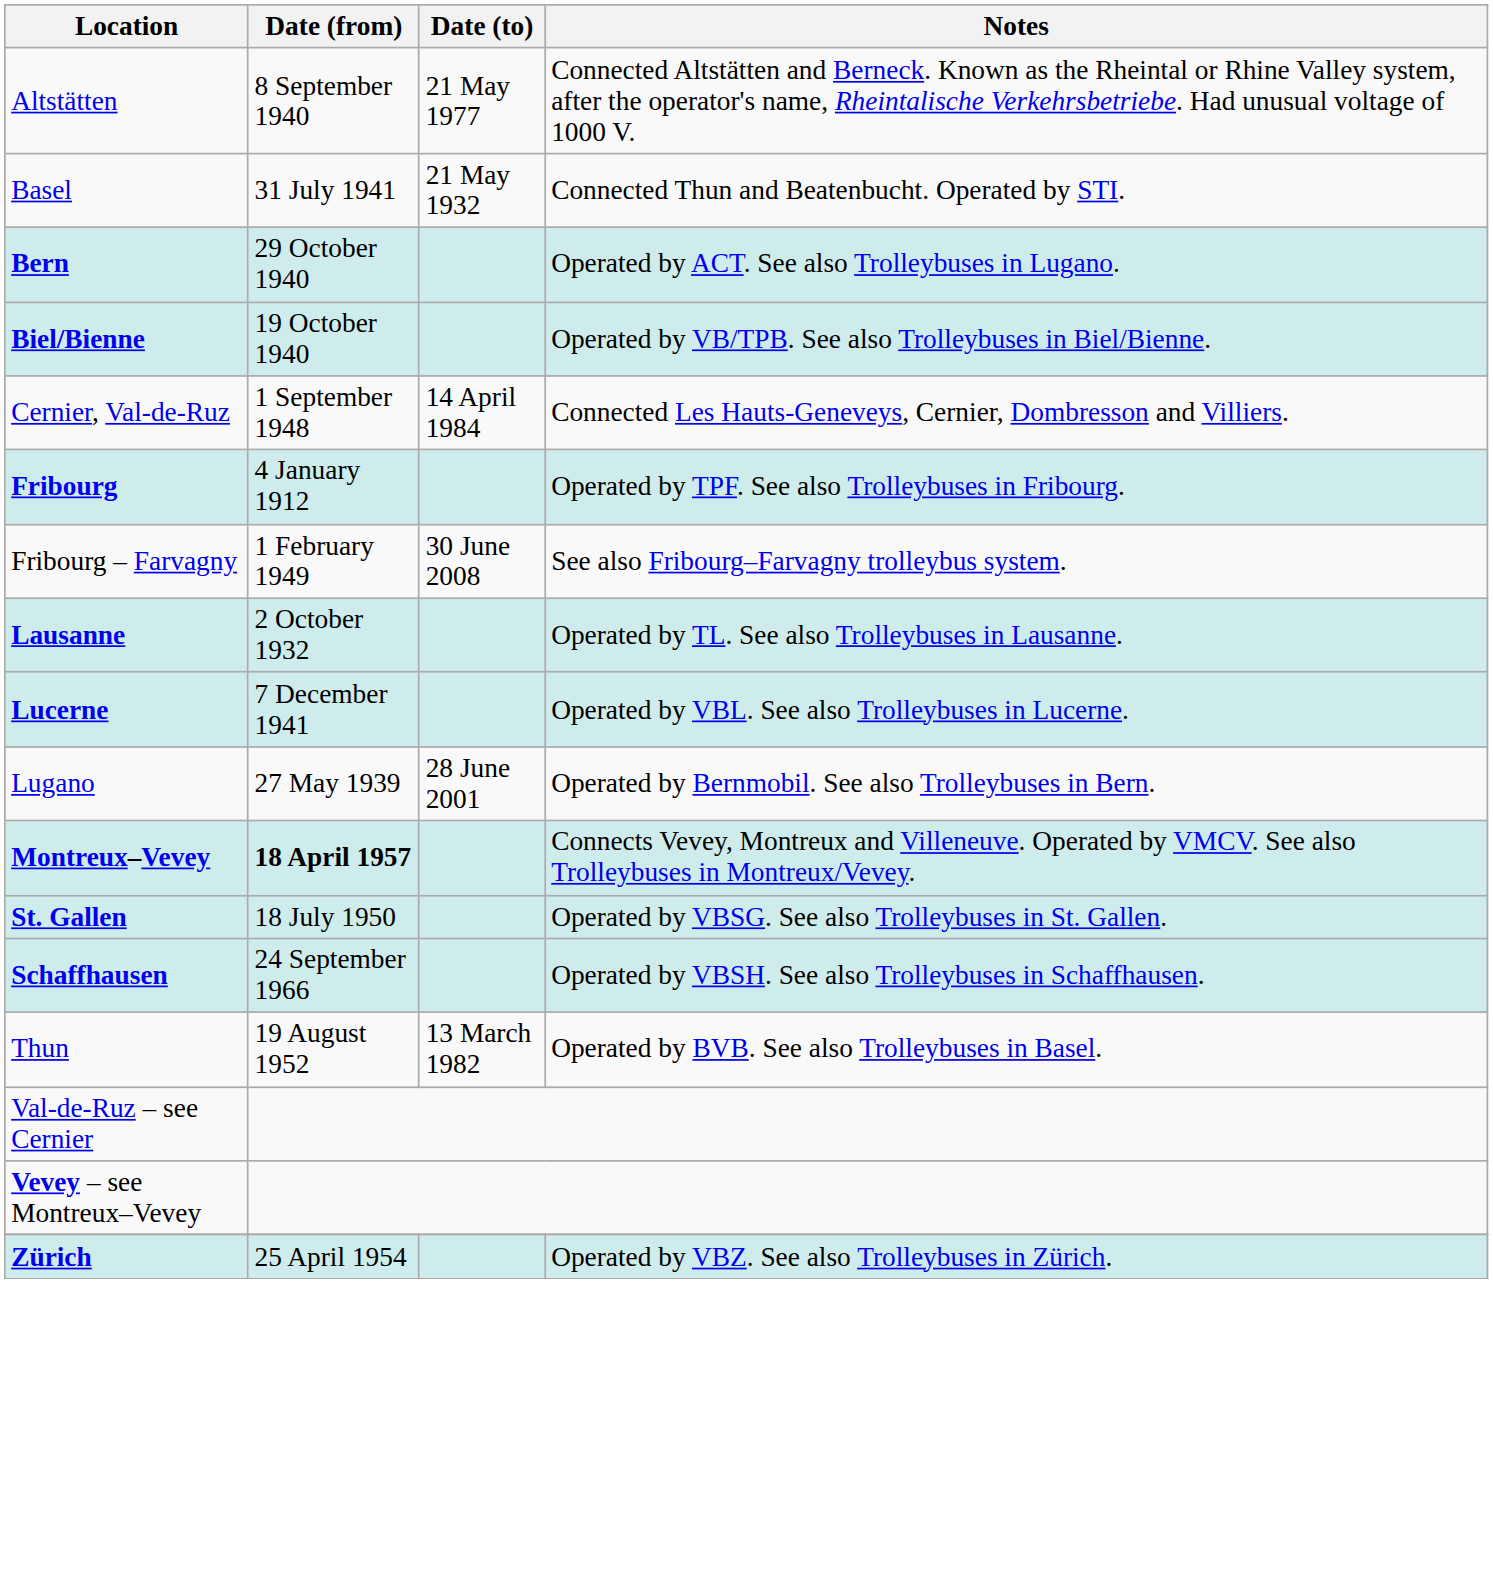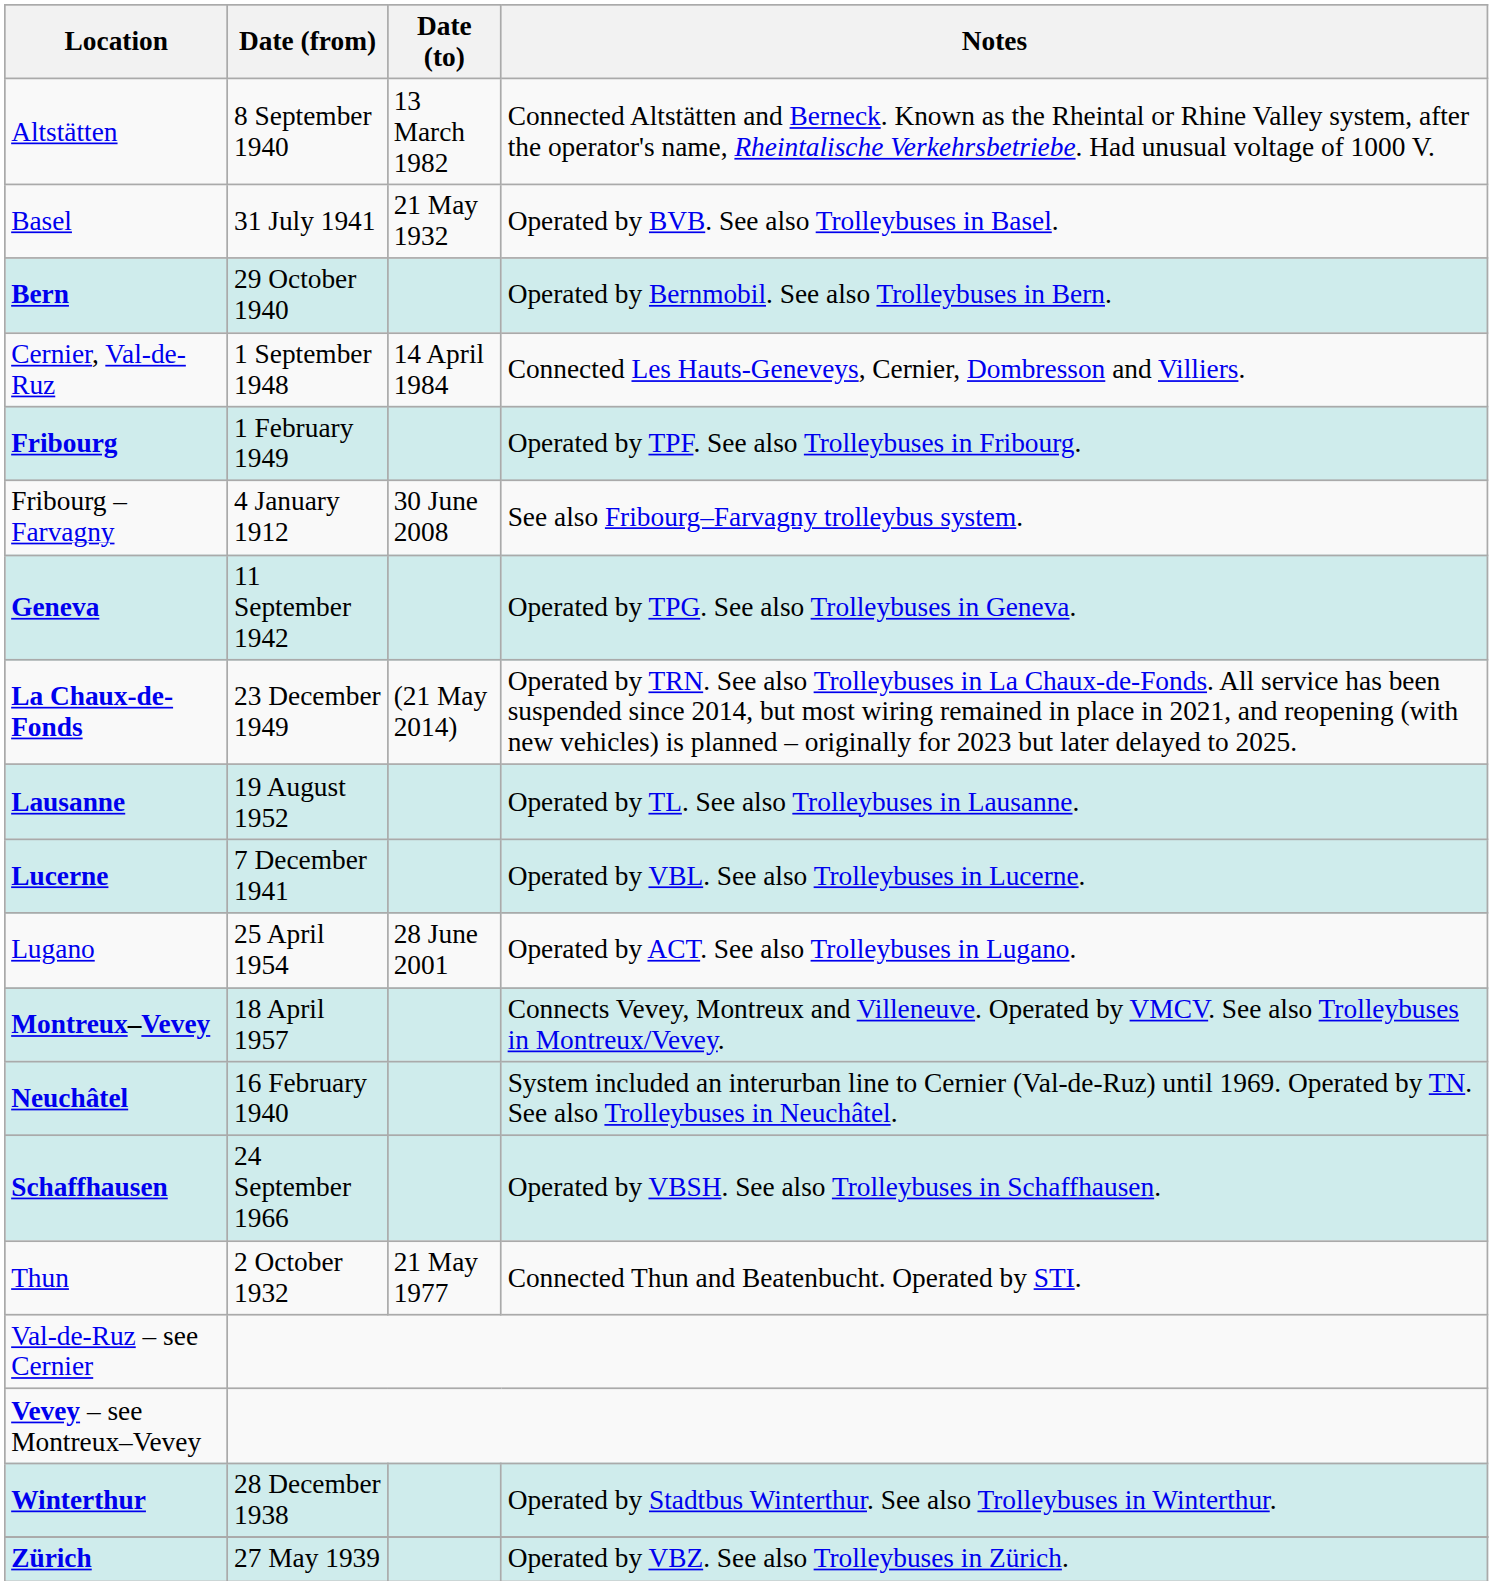(468, 100) 21 May 1977 -> (429, 131) 13 March 1982
(838, 189) Connected Thun and Beatenbucht. Operated by STI. -> (783, 220) Operated by BVB. See also Trolleybuses in Basel.
(836, 264) Operated by ACT. See also Trolleybuses in Lugano. -> (810, 294) Operated by Bernmobil. See also Trolleybuses in Bern.
- row: (78, 338)
(307, 486) 4 January 1912 -> (294, 443) 1 February 1949
(314, 560) 1 February 1949 -> (287, 517) 4 January 1912
+ row: (55, 606)
+ row: (92, 711)
(309, 634) 2 October 1932 -> (290, 801) 19 August 1952
(328, 783) 27 May 1939 -> (279, 949) 25 April 1954
(853, 783) Operated by Bernmobil. See also Trolleybuses in Bern. -> (792, 949) Operated by ACT. See also Trolleybuses in Lugano.
(333, 857) bold -> (279, 1023) normal
+ row: (70, 1098)
- row: (69, 916)
(310, 1049) 19 August 1952 -> (288, 1277) 2 October 1932
(478, 1049) 13 March 1982 -> (436, 1277) 21 May 1977
(827, 1049) Operated by BVB. See also Trolleybuses in Basel. -> (795, 1277) Connected Thun and Beatenbucht. Operated by STI.
+ row: (79, 1499)
(331, 1256) 25 April 1954 -> (307, 1558) 27 May 1939
